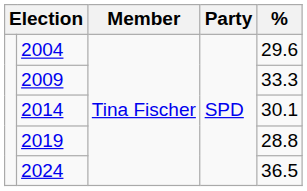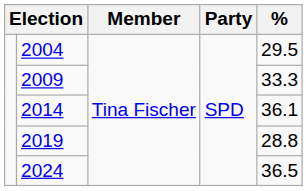(280, 49) 29.6 -> (280, 49) 29.5
(280, 110) 30.1 -> (280, 110) 36.1
